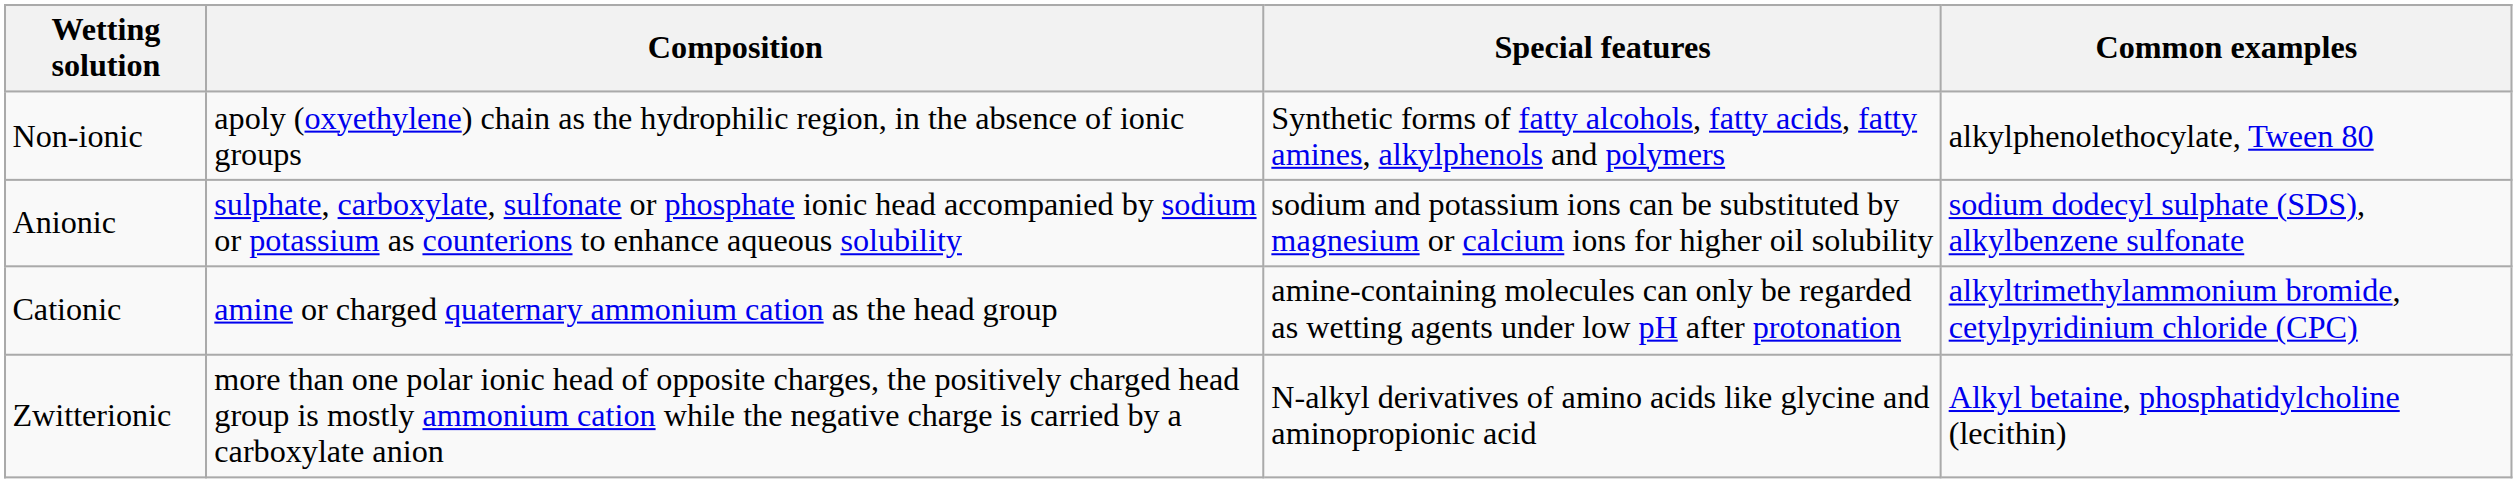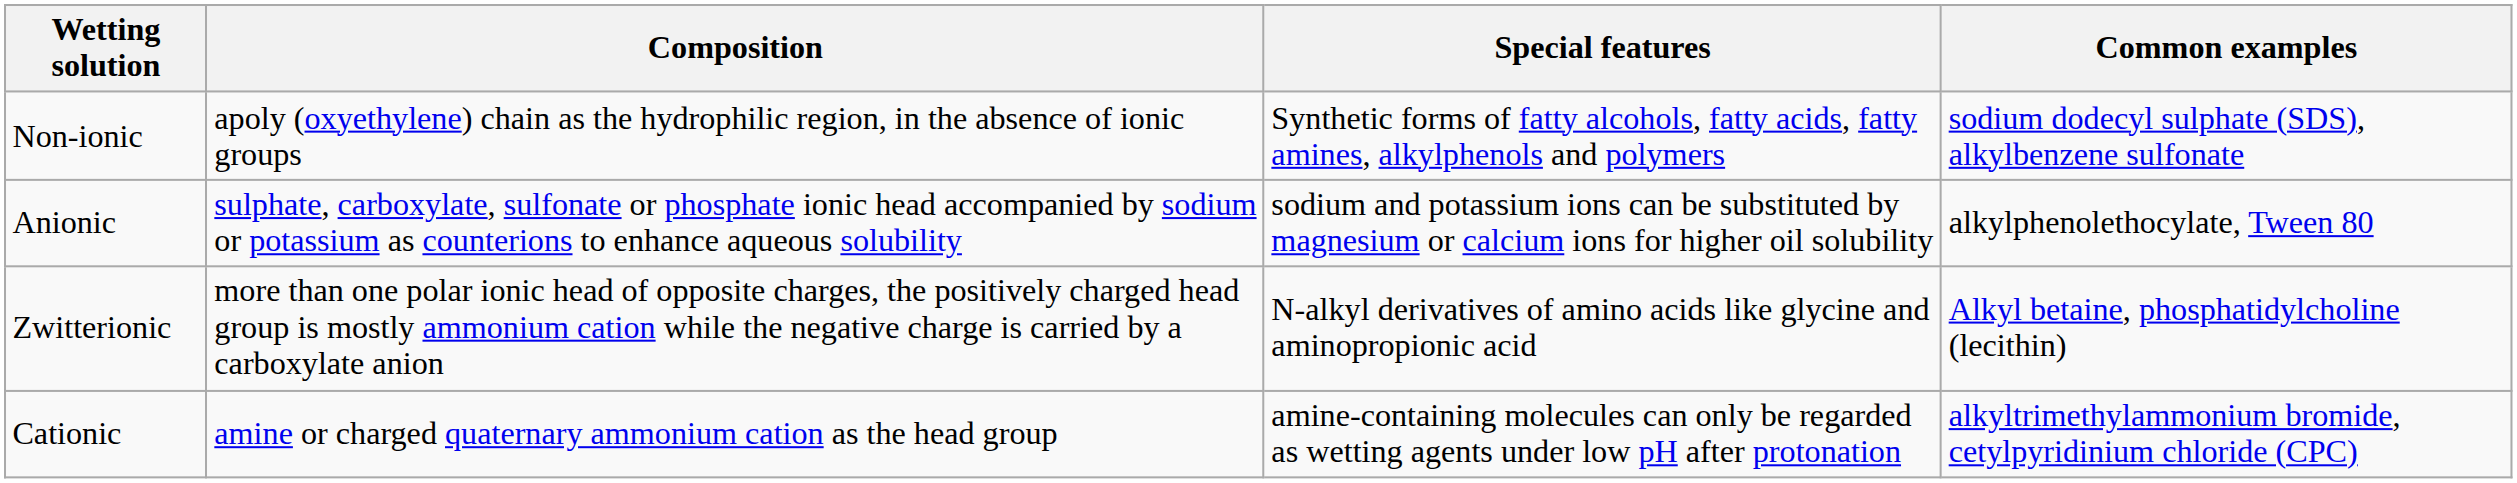(2161, 135) alkylphenolethocylate, Tween 80 -> (2157, 135) sodium dodecyl sulphate (SDS), alkylbenzene sulfonate
(2157, 222) sodium dodecyl sulphate (SDS), alkylbenzene sulfonate -> (2161, 222) alkylphenolethocylate, Tween 80
rows swapped: (67, 309) <-> (92, 414)
